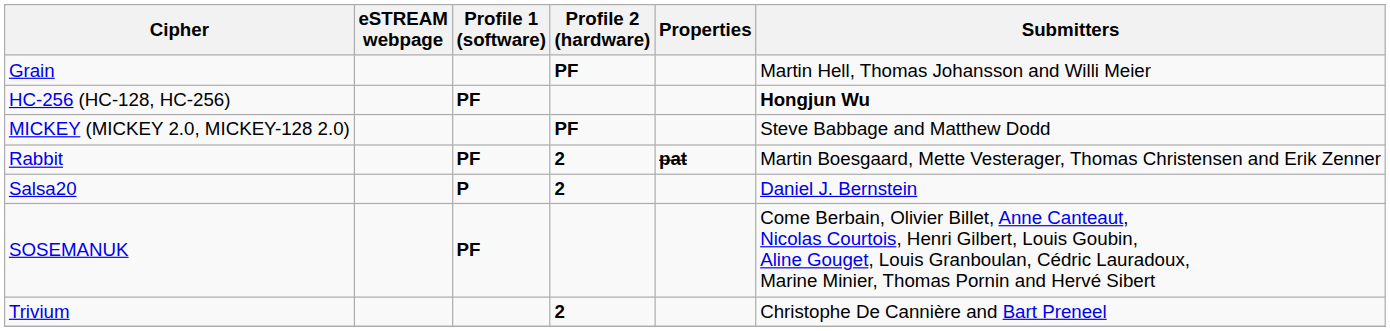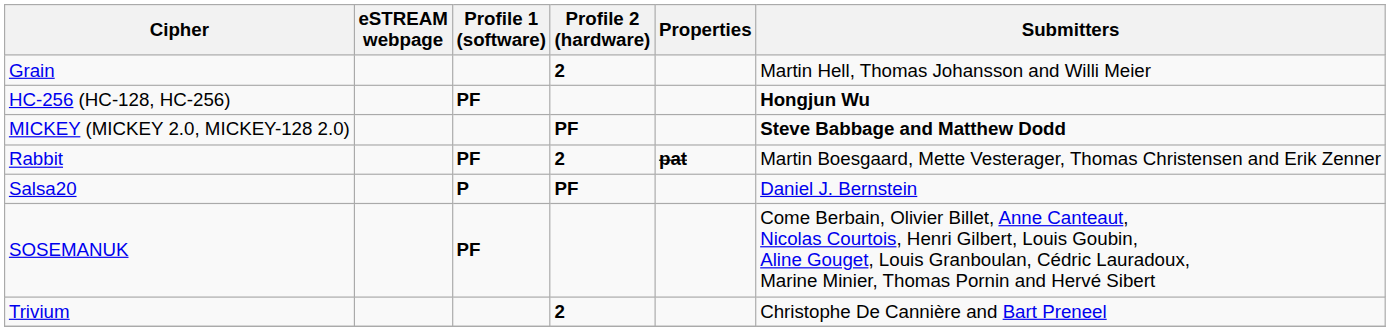(567, 70) PF -> (560, 70) 2
(905, 129) normal -> (913, 129) bold
(560, 188) 2 -> (567, 188) PF
